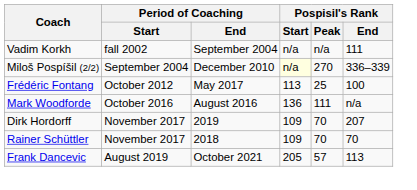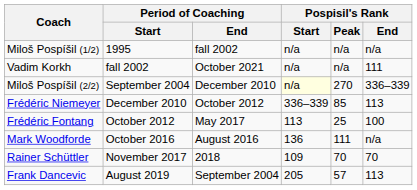+ row: (53, 49)
(236, 49) September 2004 -> (229, 67) October 2021
+ row: (54, 103)
- row: (39, 121)
(228, 157) October 2021 -> (237, 175) September 2004
